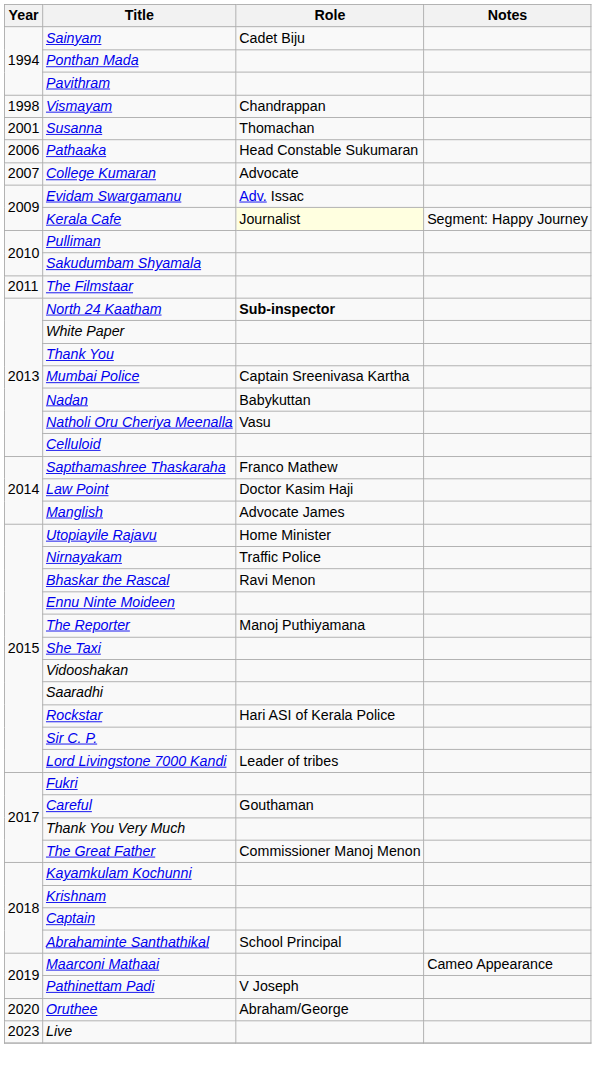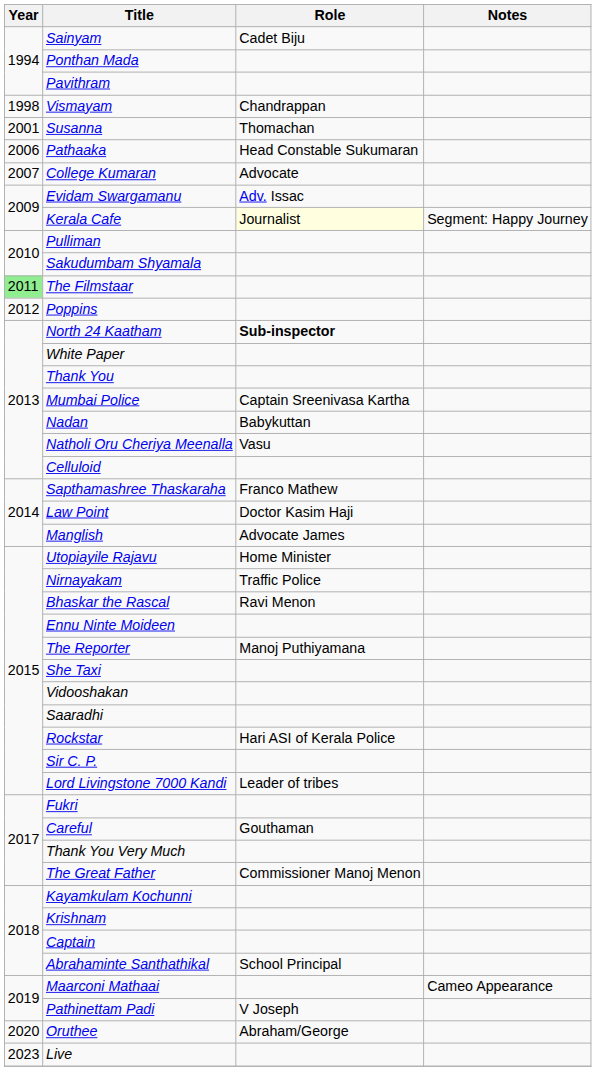(23, 286) no background -> (23, 286) lightgreen background
+ row: (72, 309)
